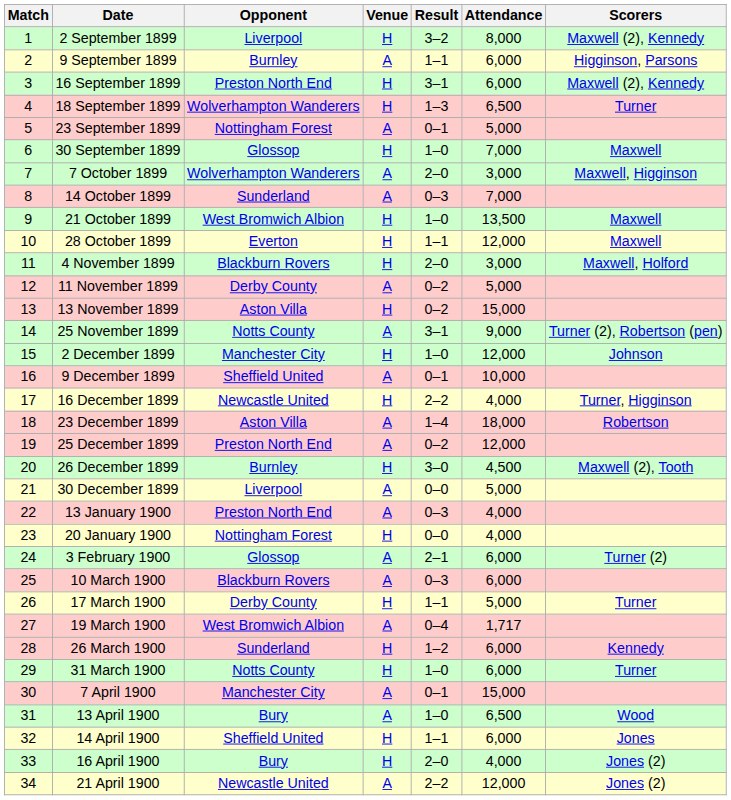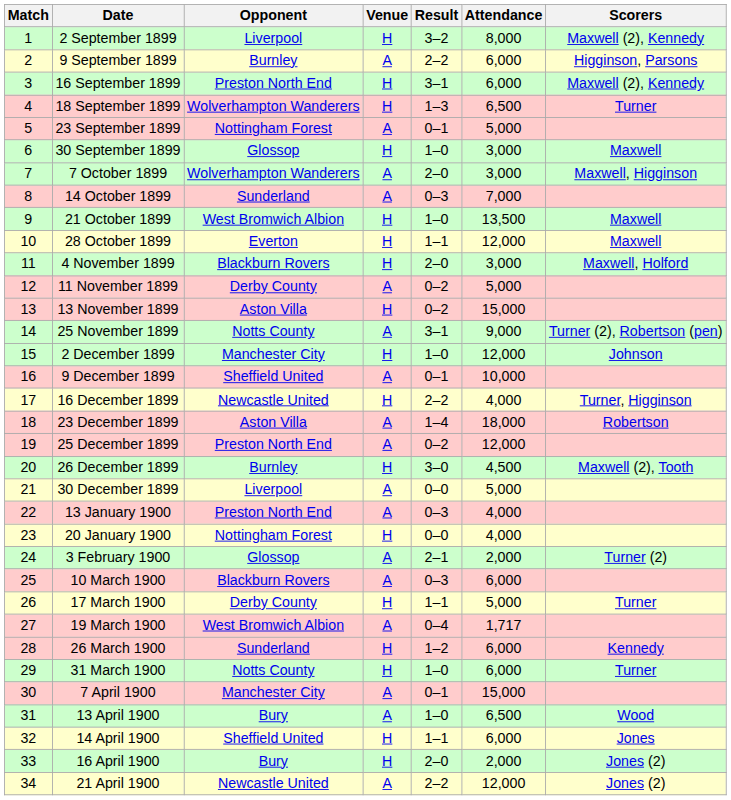(436, 60) 1–1 -> (436, 60) 2–2
(504, 151) 7,000 -> (504, 151) 3,000
(504, 557) 6,000 -> (504, 557) 2,000
(504, 761) 4,000 -> (504, 761) 2,000
